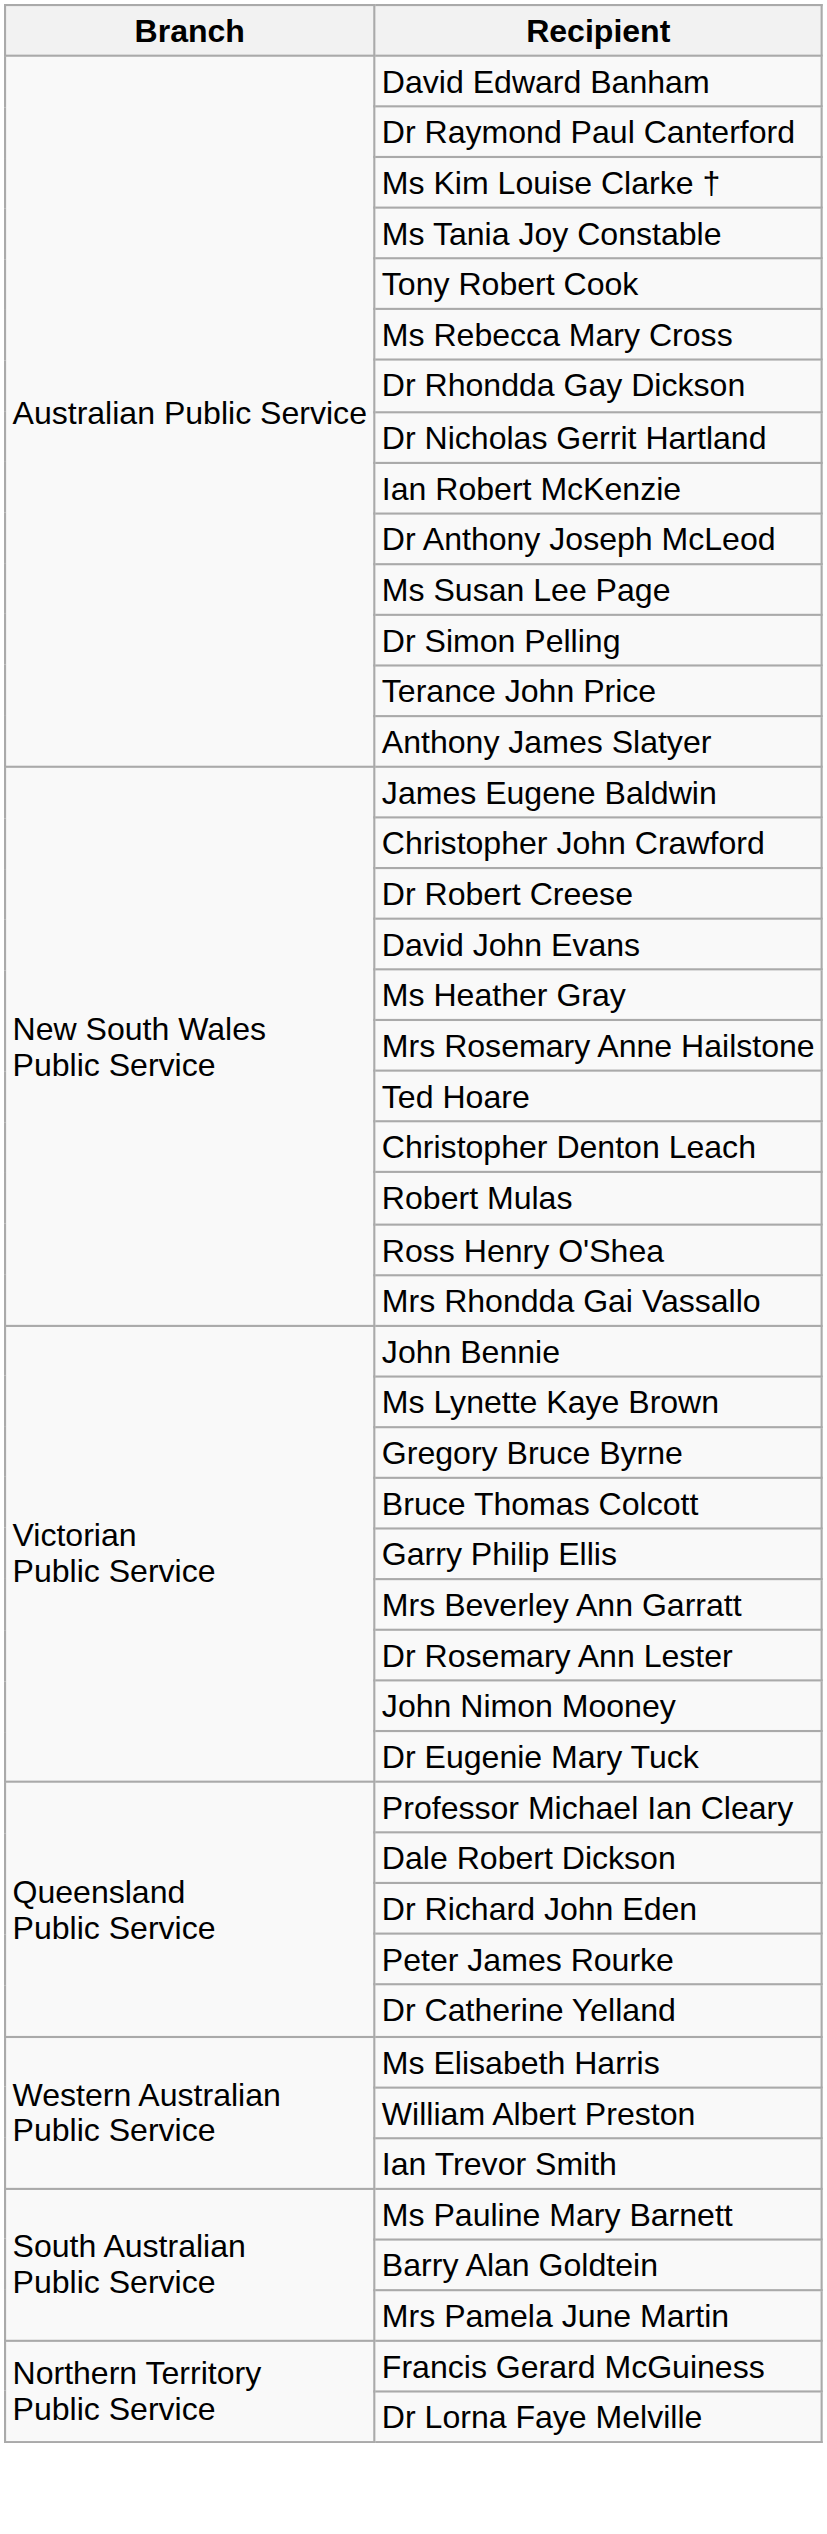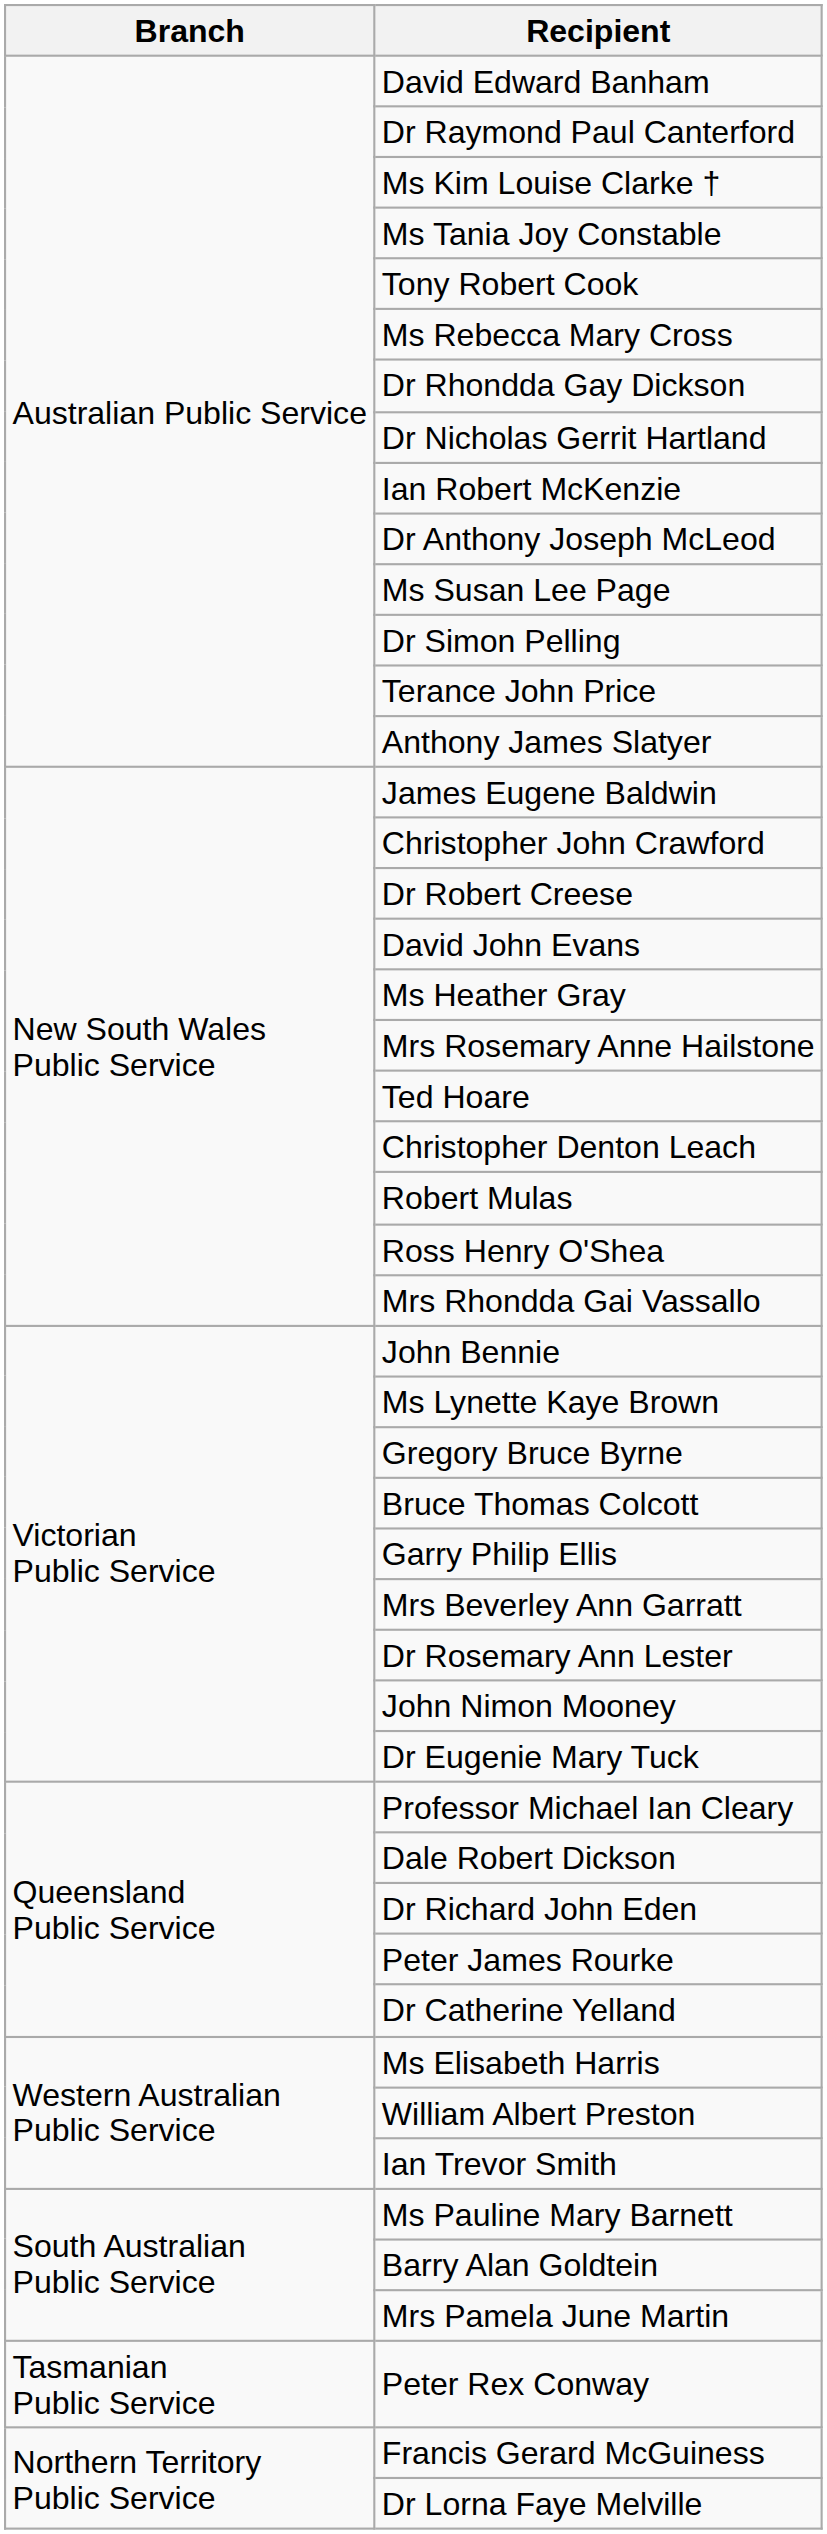+ row: (515, 2384)
